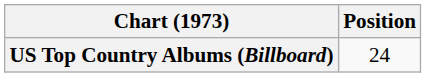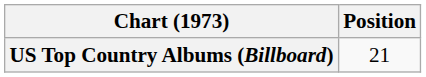(380, 54) 24 -> (380, 54) 21
